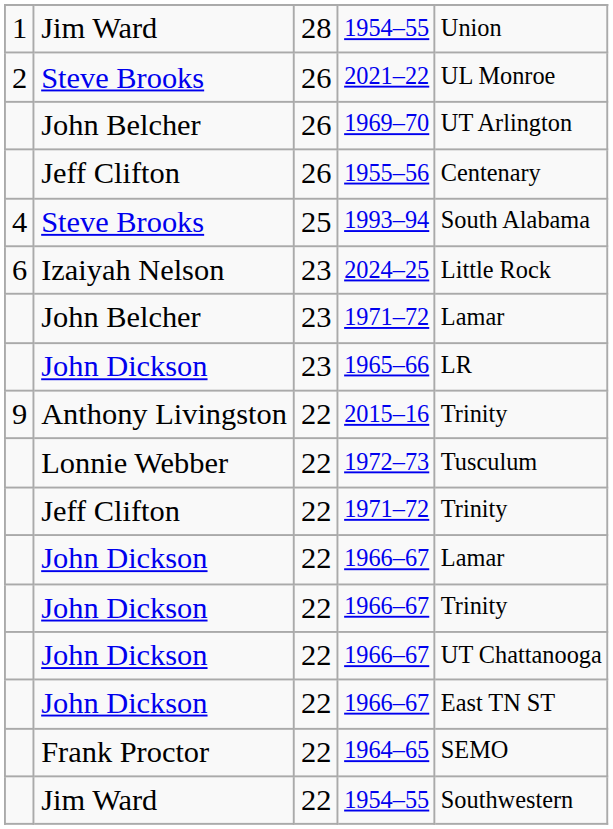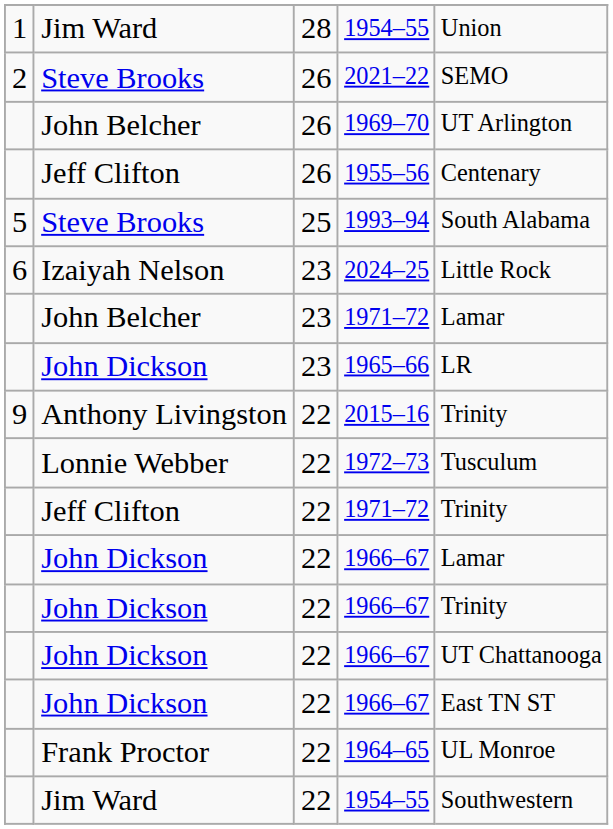(498, 76) UL Monroe -> (475, 76) SEMO
(20, 221) 4 -> (20, 221) 5
(475, 751) SEMO -> (498, 751) UL Monroe
